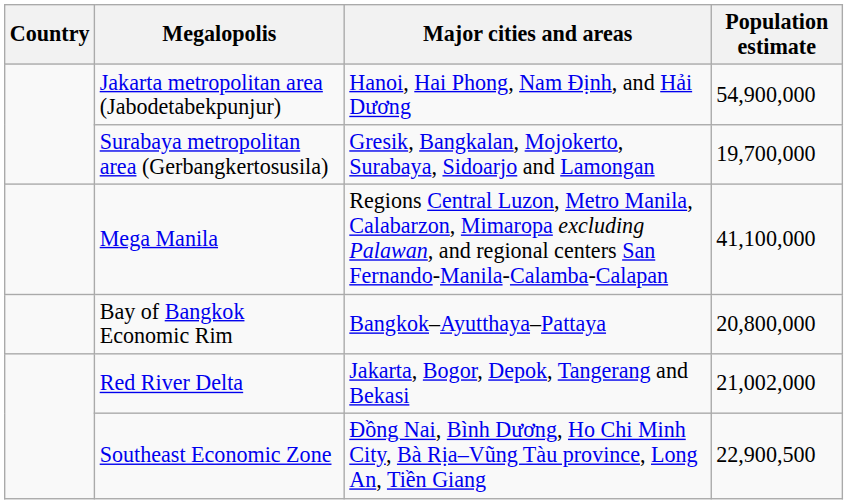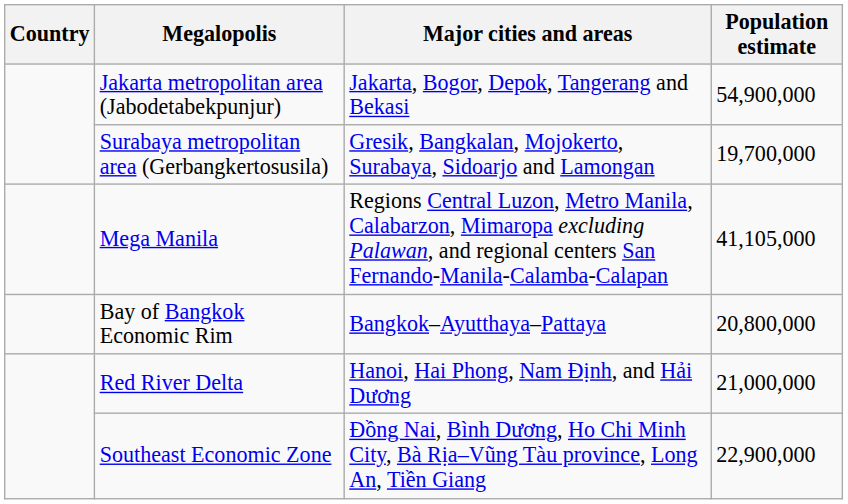(521, 94) Hanoi, Hai Phong, Nam Định, and Hải Dương -> (519, 94) Jakarta, Bogor, Depok, Tangerang and Bekasi
(766, 238) 41,100,000 -> (766, 238) 41,105,000
(519, 383) Jakarta, Bogor, Depok, Tangerang and Bekasi -> (521, 383) Hanoi, Hai Phong, Nam Định, and Hải Dương
(766, 383) 21,002,000 -> (766, 383) 21,000,000
(766, 455) 22,900,500 -> (766, 455) 22,900,000
